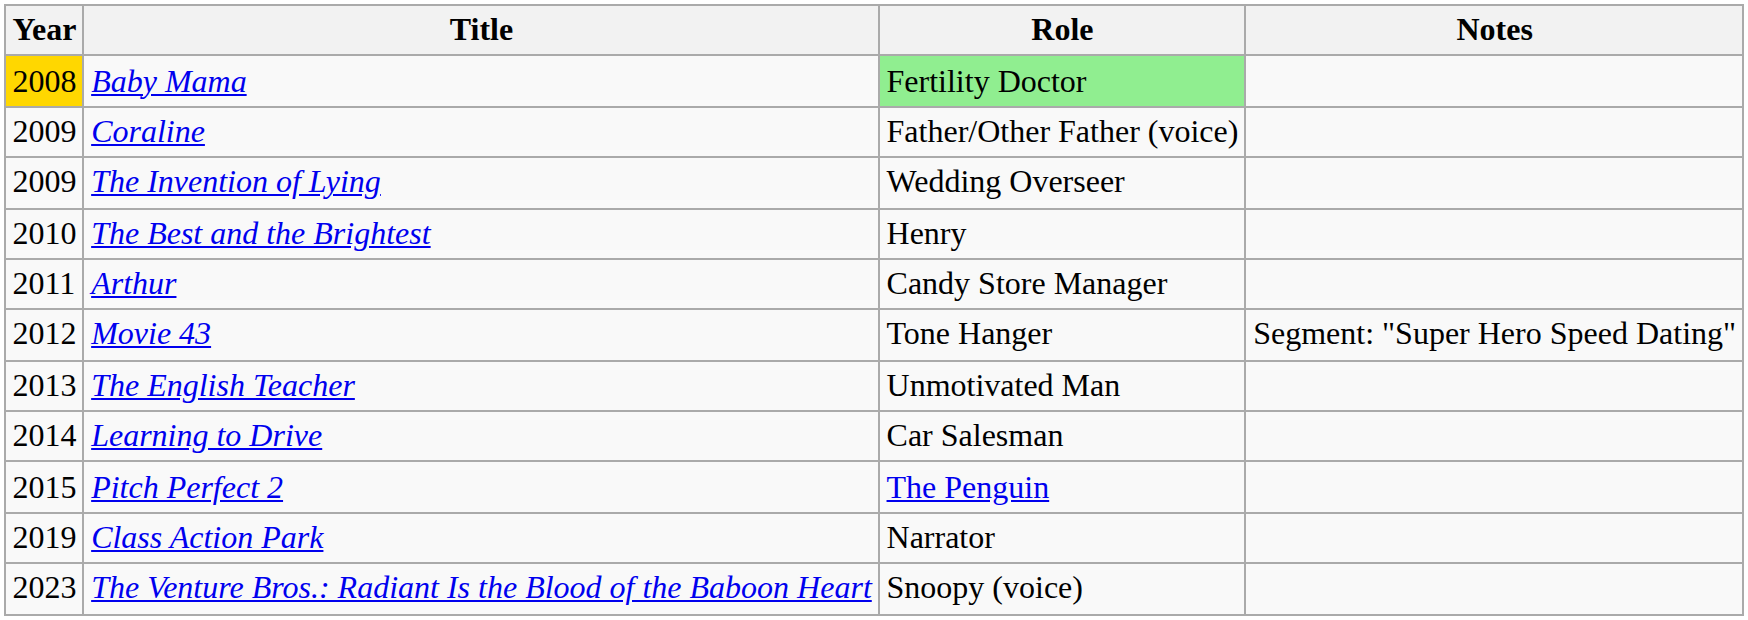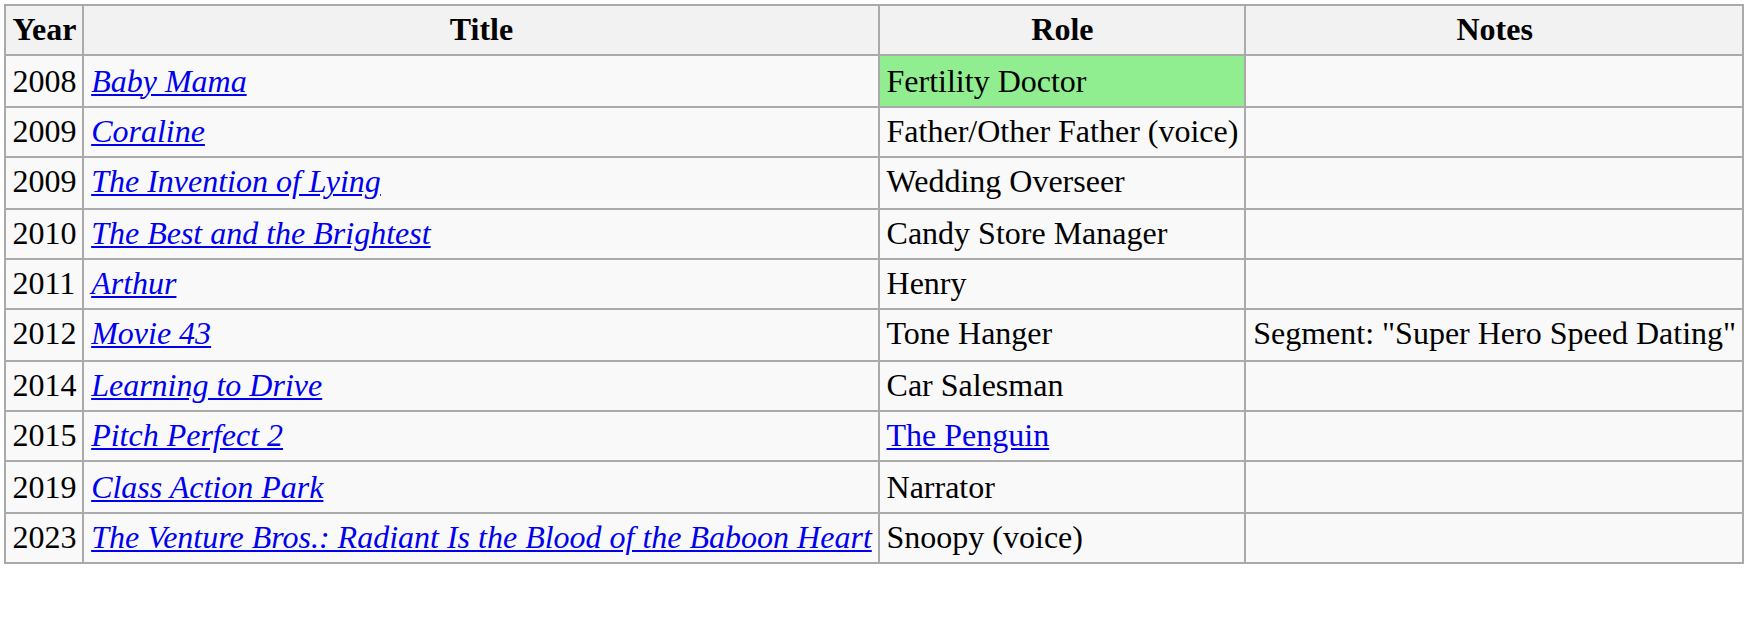(44, 80) gold background -> (44, 80) no background
(927, 232) Henry -> (1027, 232) Candy Store Manager
(1027, 283) Candy Store Manager -> (927, 283) Henry
- row: (223, 385)
